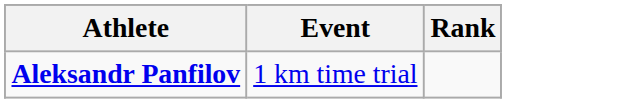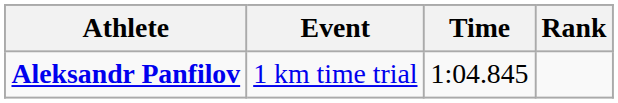+ column: (480, 27)
